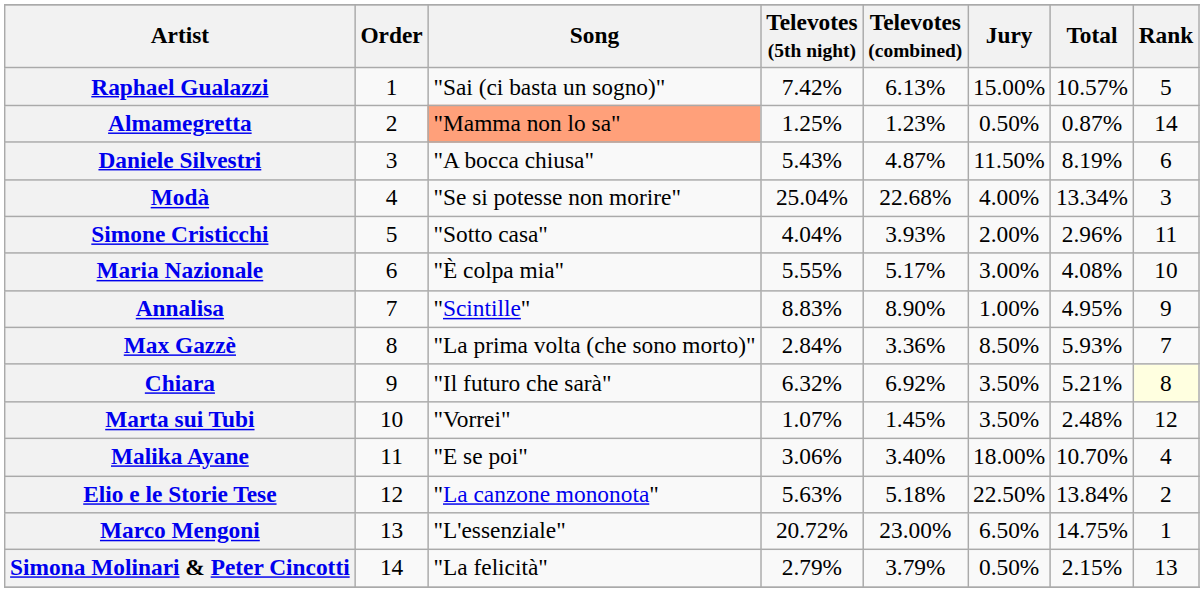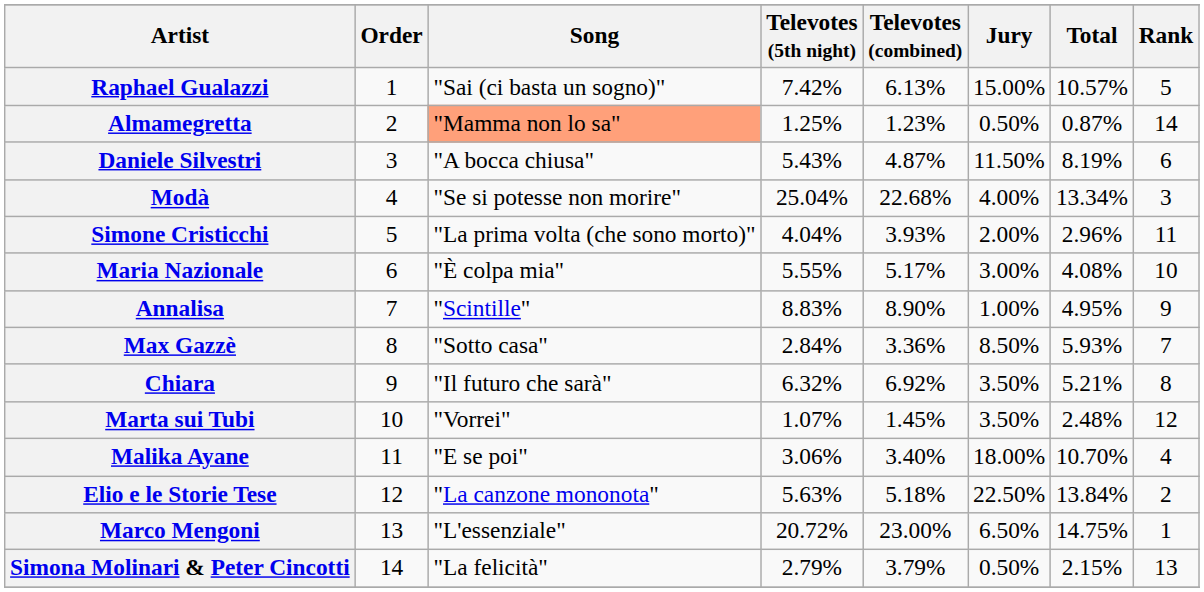(491, 234) "Sotto casa" -> (594, 234) "La prima volta (che sono morto)"
(594, 345) "La prima volta (che sono morto)" -> (491, 345) "Sotto casa"
(1166, 382) lightyellow background -> (1166, 382) no background
